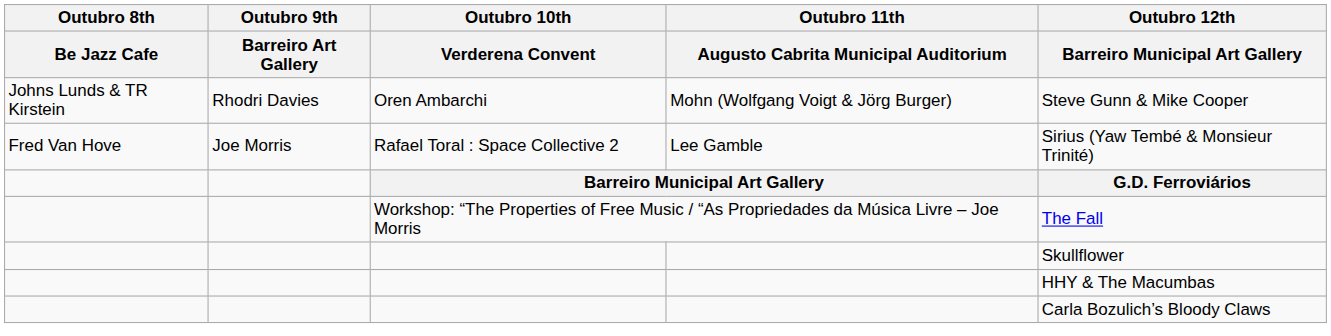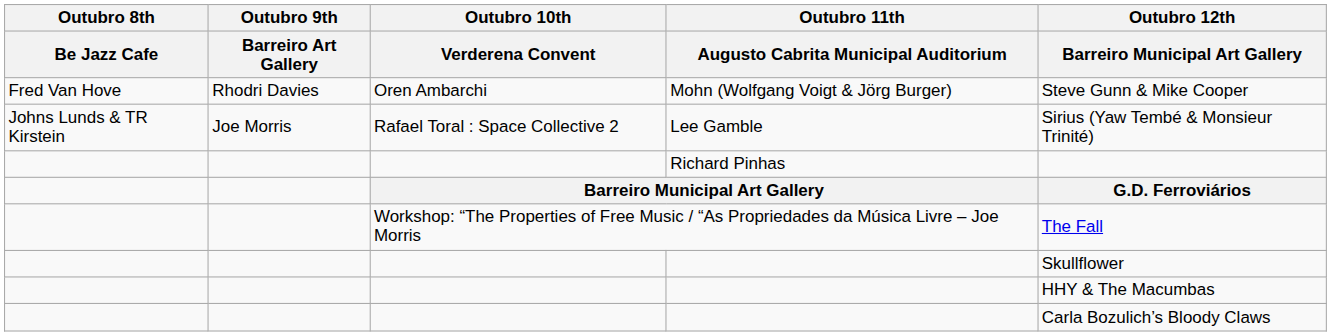(78, 100) Johns Lunds & TR Kirstein -> (65, 90) Fred Van Hove
(65, 146) Fred Van Hove -> (78, 127) Johns Lunds & TR Kirstein
+ row: (518, 164)
